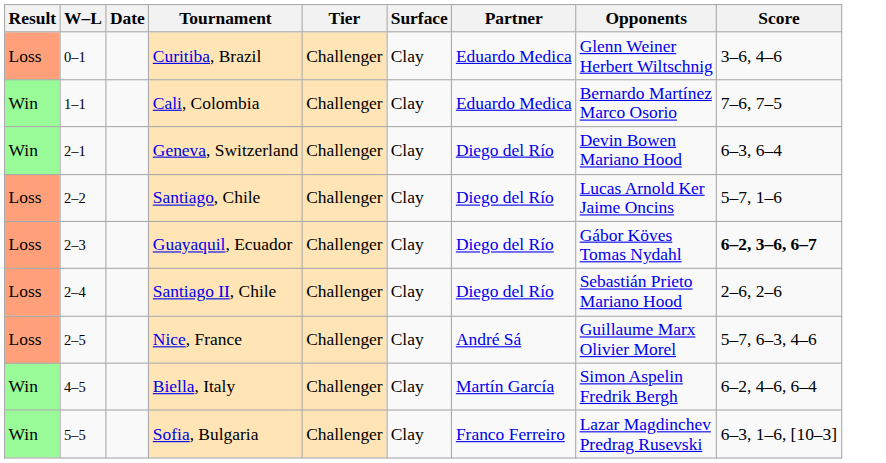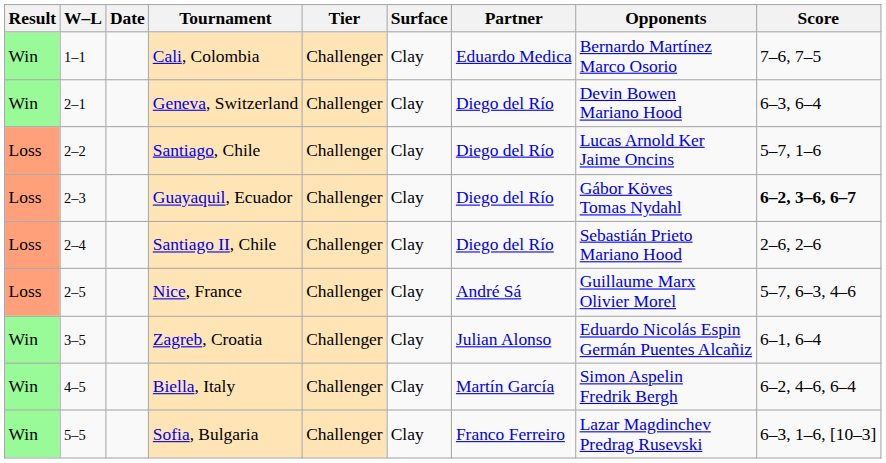- row: (207, 55)
+ row: (208, 339)
